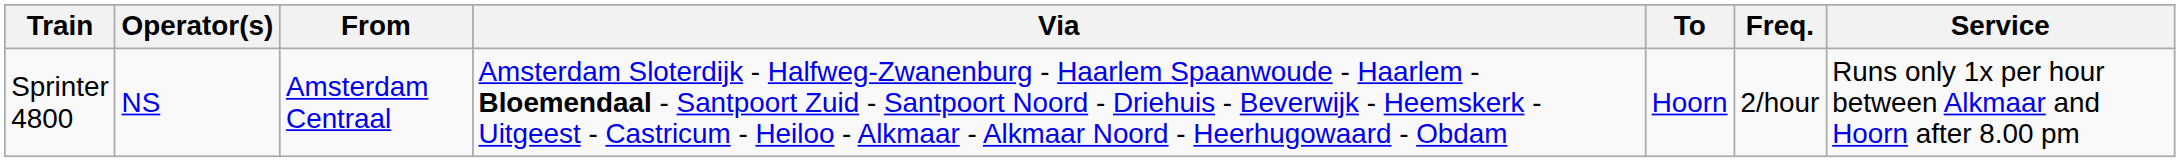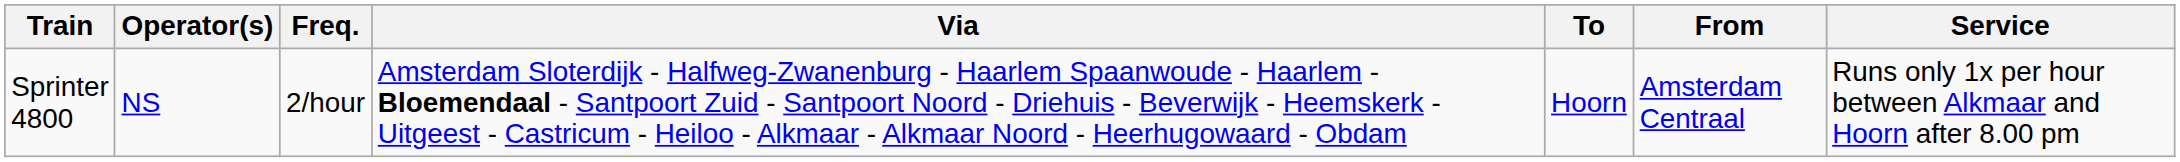columns swapped: (376, 26) <-> (1780, 26)
